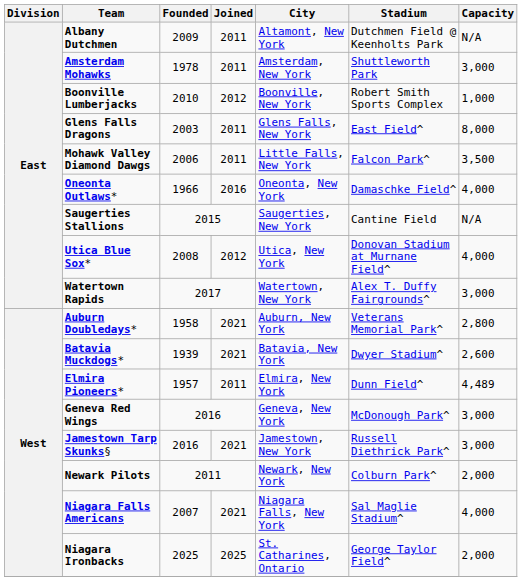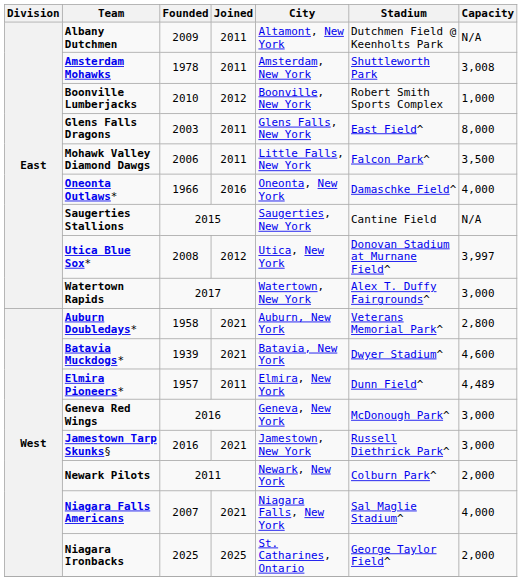(478, 68) 3,000 -> (478, 68) 3,008
(478, 256) 4,000 -> (478, 256) 3,997
(478, 354) 2,600 -> (478, 354) 4,600
